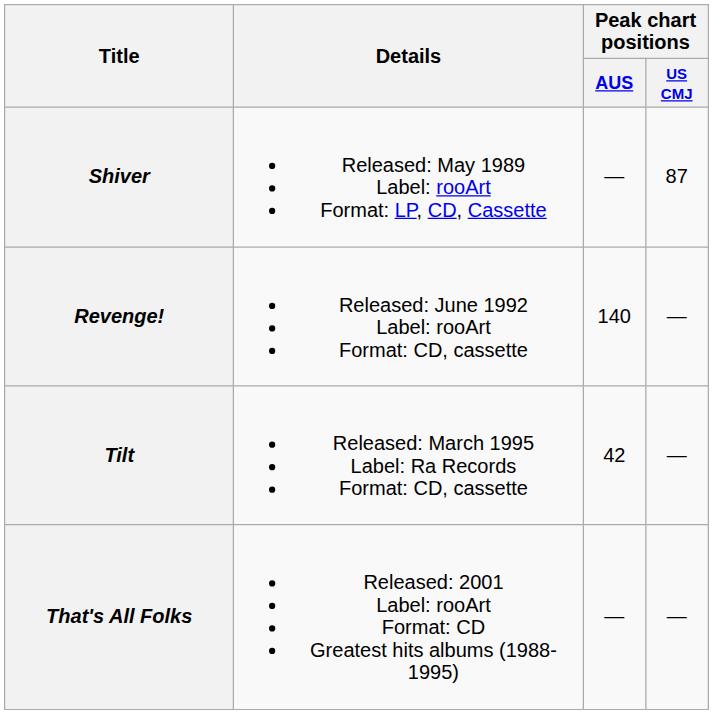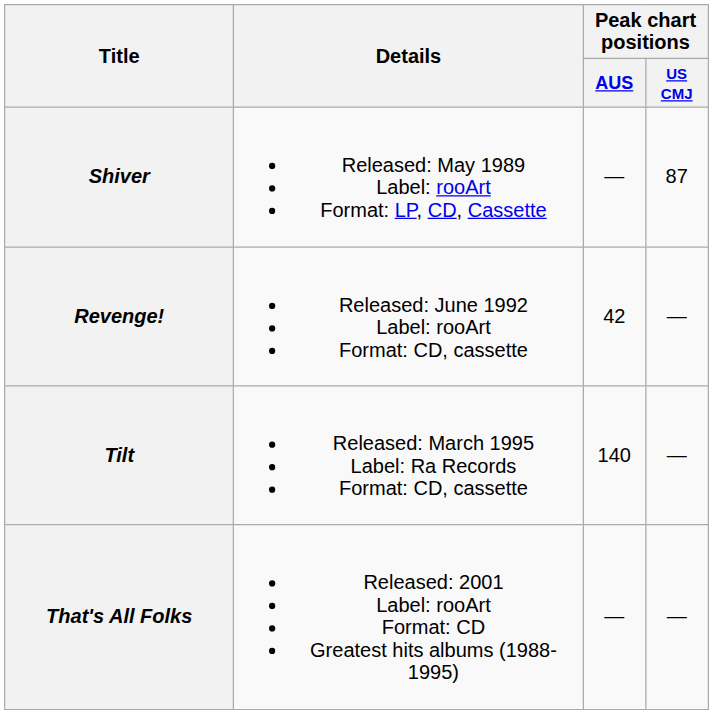(614, 315) 140 -> (614, 315) 42
(614, 455) 42 -> (614, 455) 140
